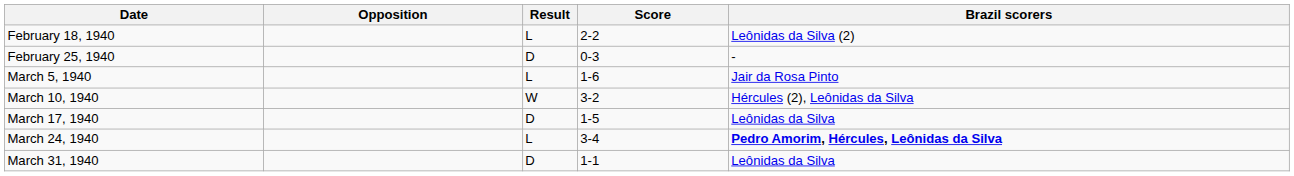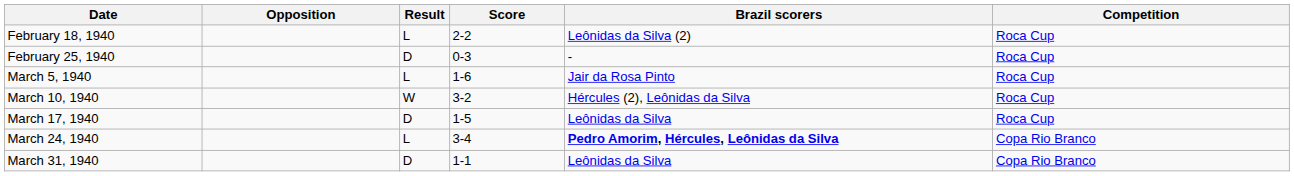+ column: (1141, 14)
